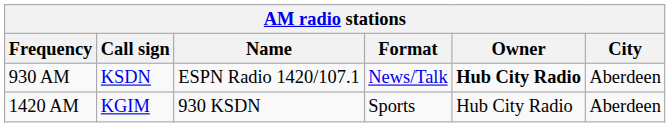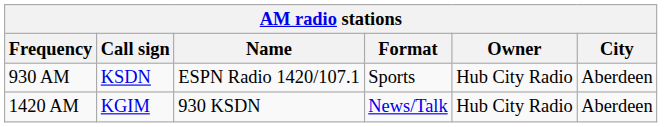(408, 77) News/Talk -> (392, 77) Sports
(519, 77) bold -> (514, 77) normal
(392, 106) Sports -> (408, 106) News/Talk
